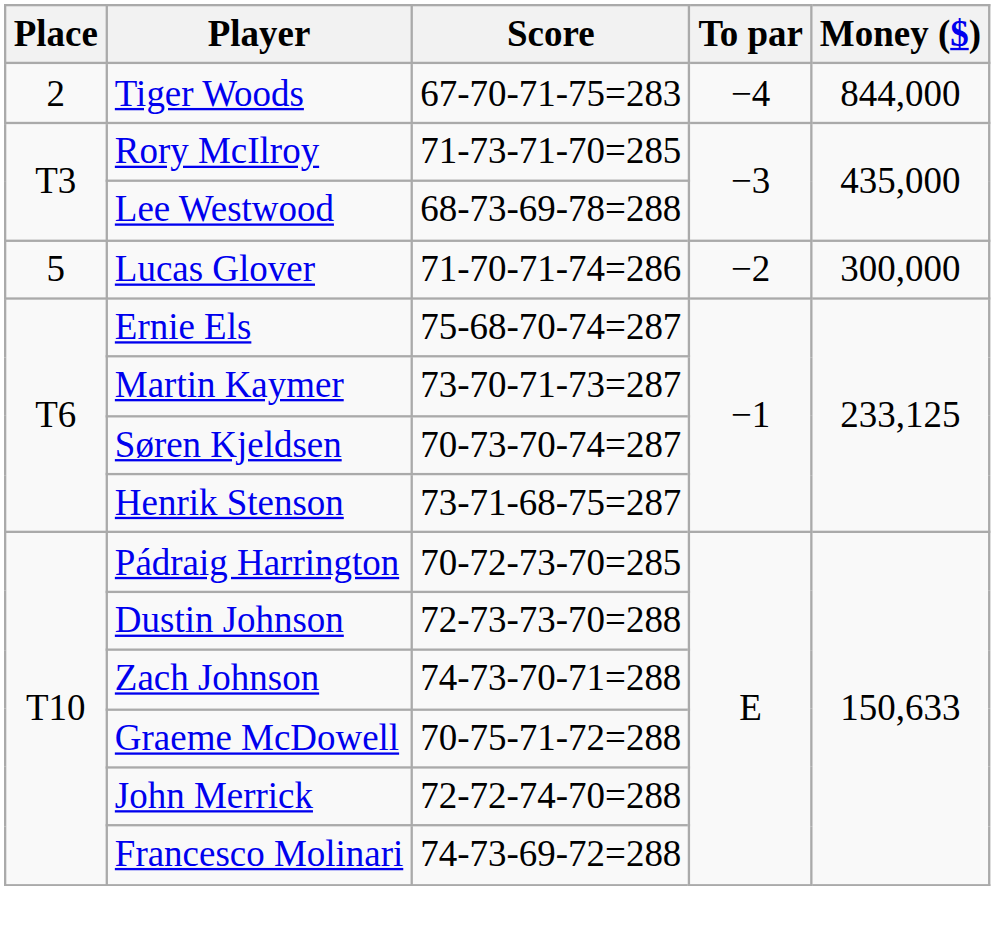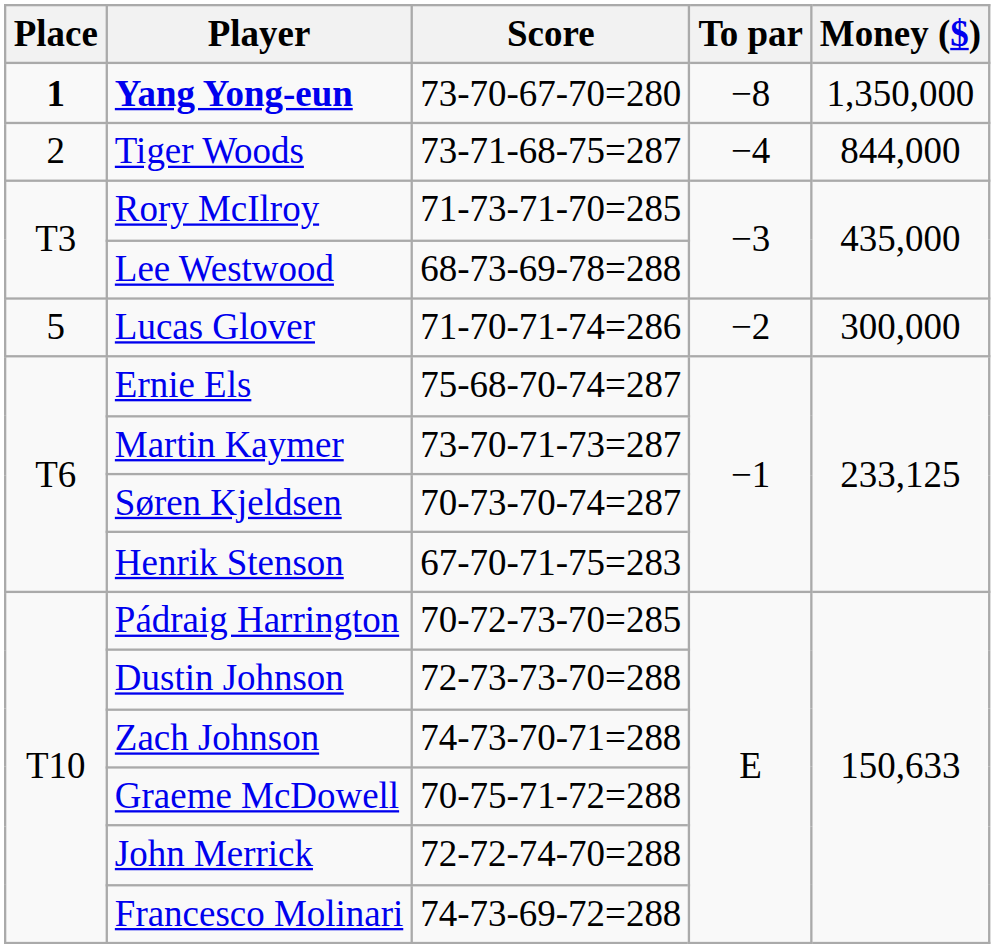+ row: (234, 92)
(551, 92) 67-70-71-75=283 -> (551, 151) 73-71-68-75=287
(551, 502) 73-71-68-75=287 -> (551, 561) 67-70-71-75=283
